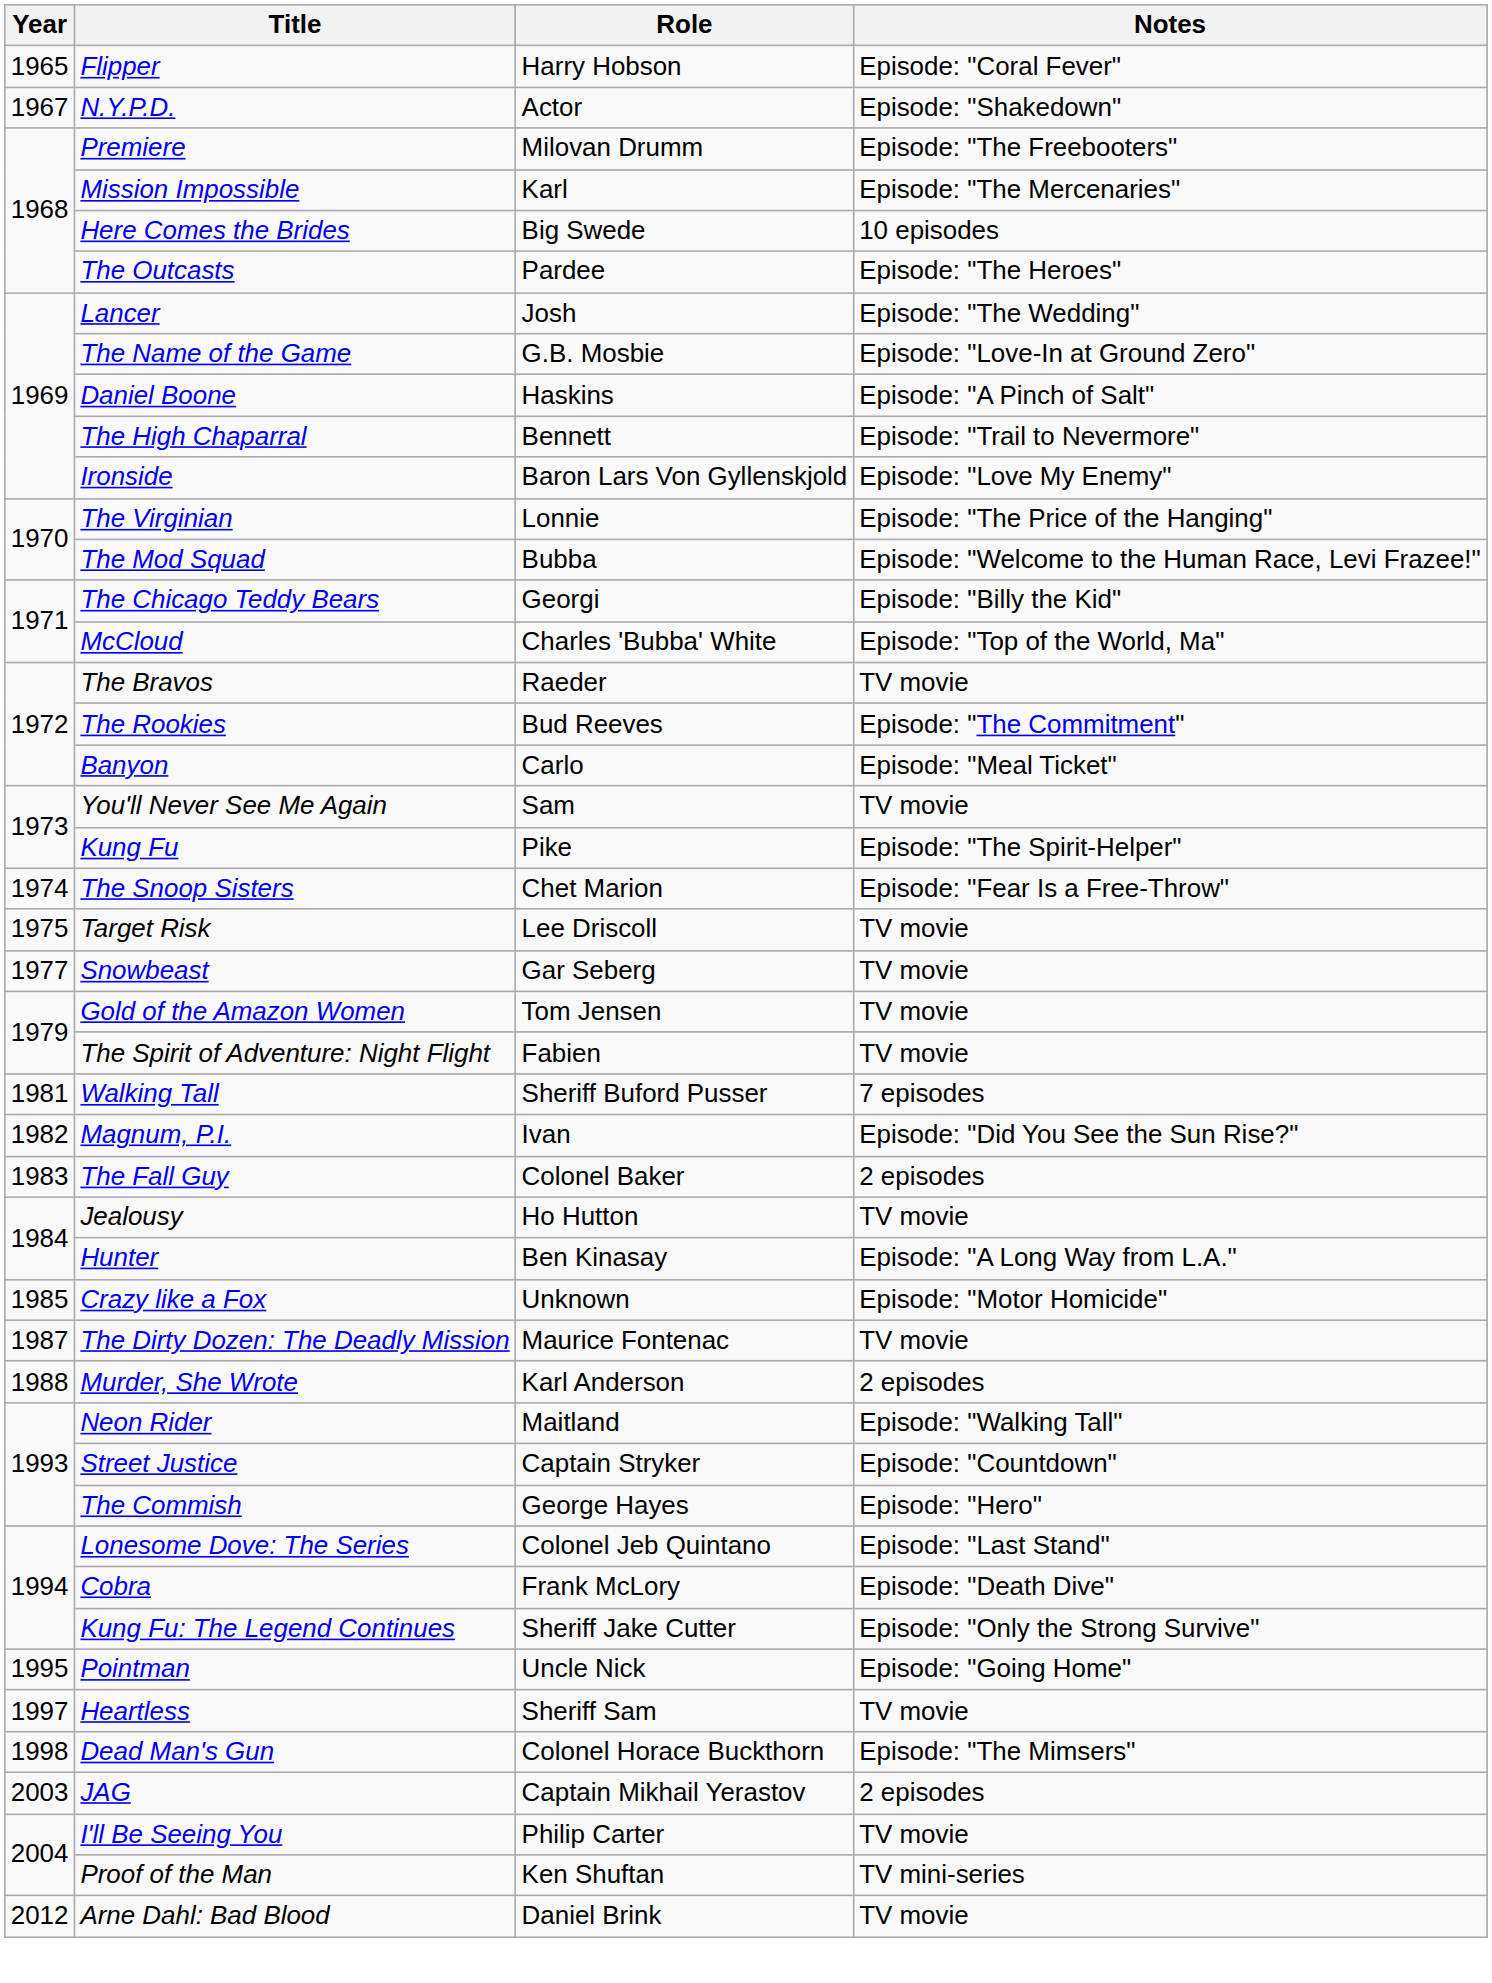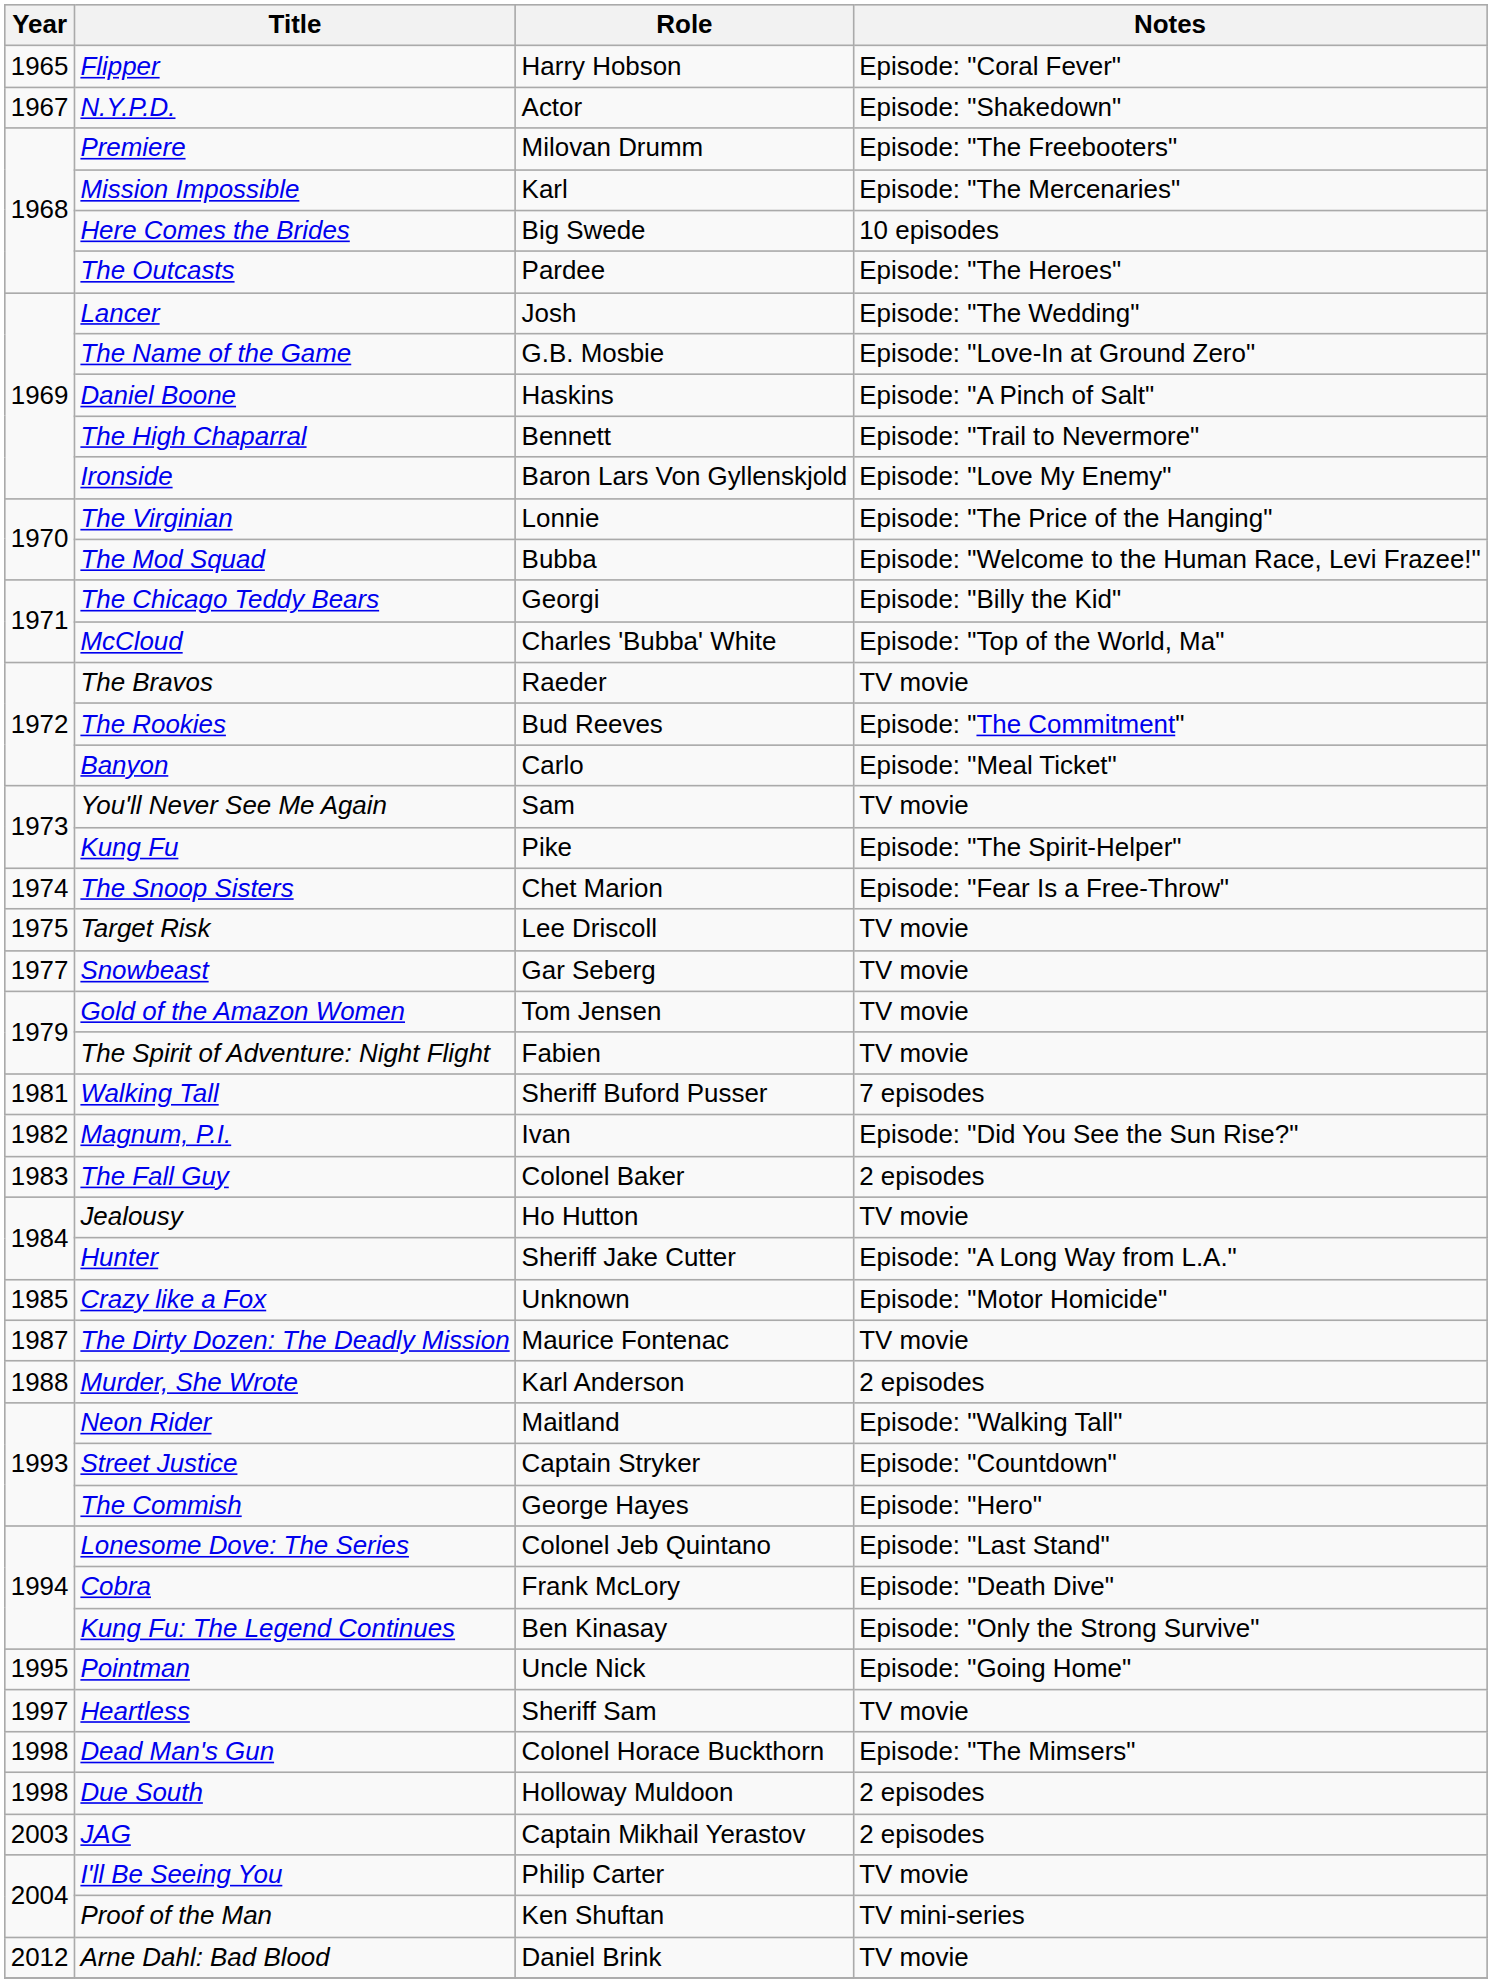(594, 1258) Ben Kinasay -> (629, 1258) Sheriff Jake Cutter
(629, 1628) Sheriff Jake Cutter -> (594, 1628) Ben Kinasay
+ row: (142, 1792)
